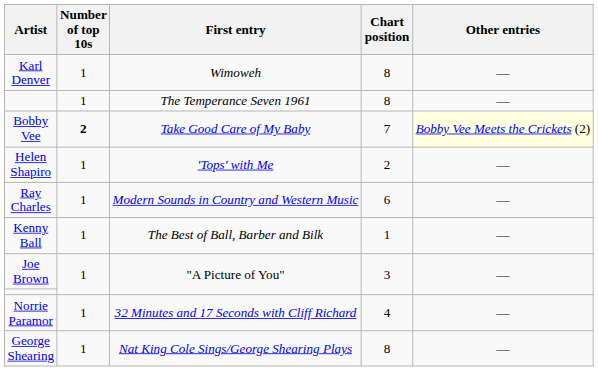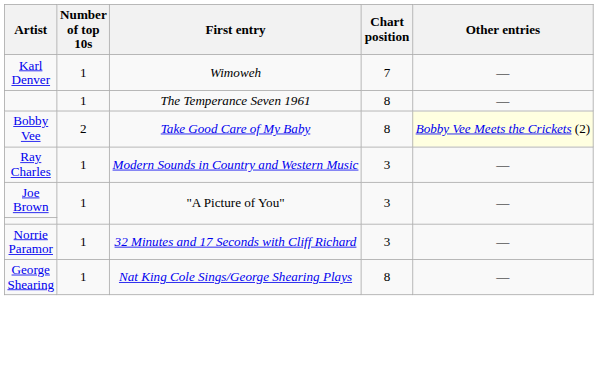(387, 72) 8 -> (387, 72) 7
(83, 128) bold -> (83, 128) normal
(387, 128) 7 -> (387, 128) 8
- row: (31, 164)
(387, 200) 6 -> (387, 164) 3
- row: (31, 235)
(387, 312) 4 -> (387, 241) 3
